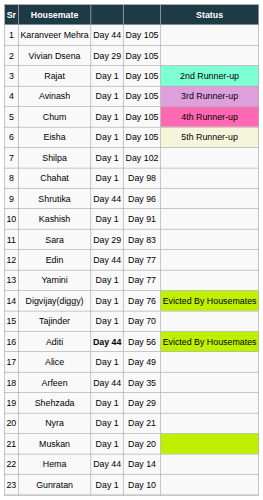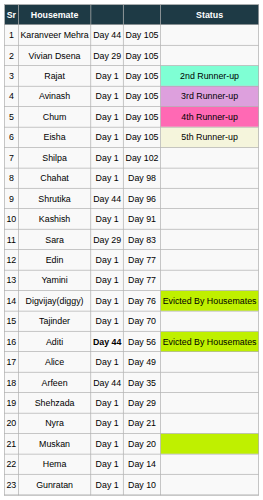(107, 259) Day 44 -> (107, 259) Day 1
(107, 464) Day 44 -> (107, 464) Day 1
